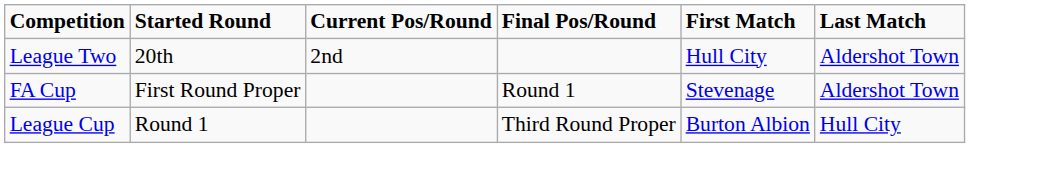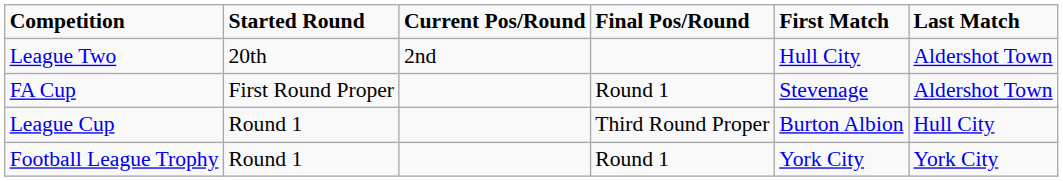+ row: (114, 158)
